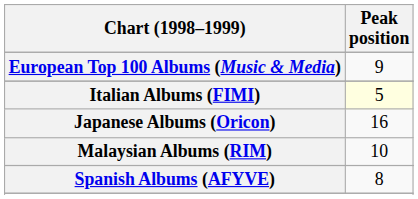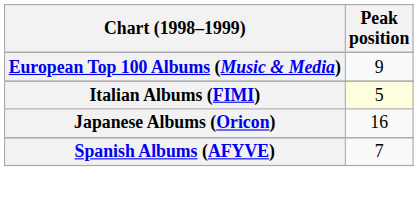- row: (175, 151)
(379, 179) 8 -> (379, 151) 7
